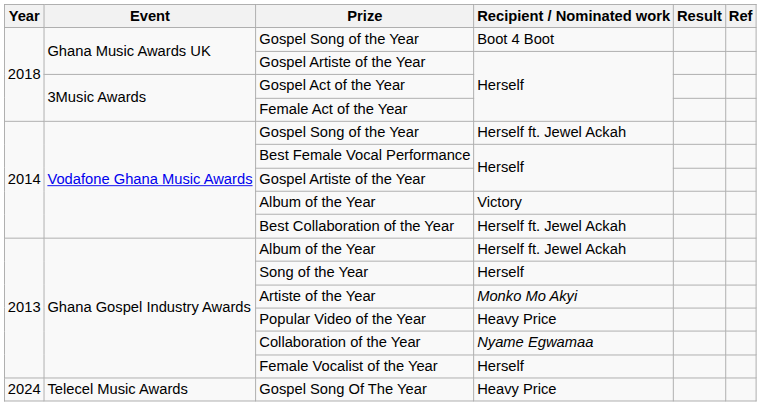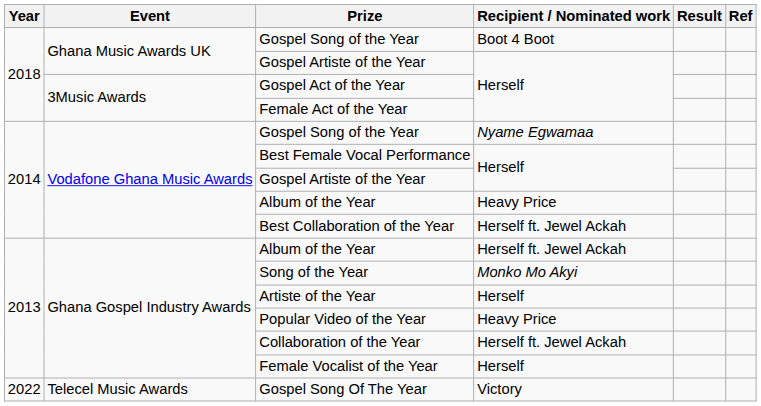(552, 132) Herself ft. Jewel Ackah -> (535, 132) Nyame Egwamaa
(500, 202) Victory -> (517, 202) Heavy Price
(500, 272) Herself -> (527, 272) Monko Mo Akyi
(527, 296) Monko Mo Akyi -> (500, 296) Herself
(535, 343) Nyame Egwamaa -> (552, 343) Herself ft. Jewel Ackah
(24, 389) 2024 -> (24, 389) 2022
(517, 389) Heavy Price -> (500, 389) Victory
